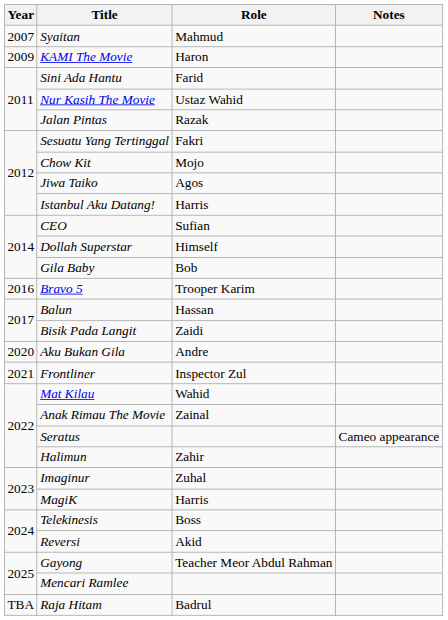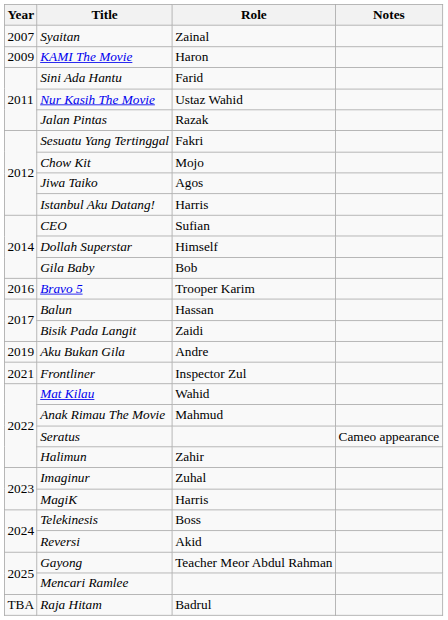(199, 36) Mahmud -> (192, 36) Zainal
(21, 352) 2020 -> (21, 352) 2019
(192, 415) Zainal -> (199, 415) Mahmud
